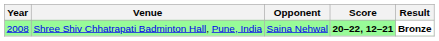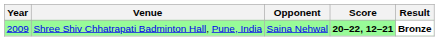(18, 28) 2008 -> (18, 28) 2009
